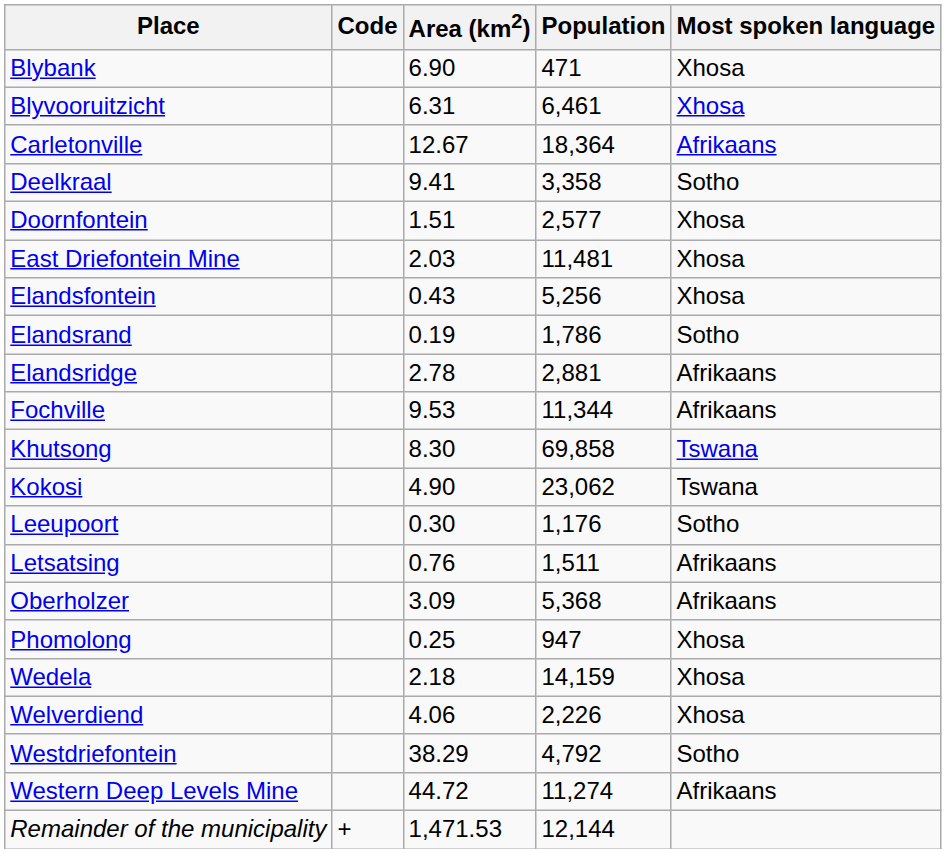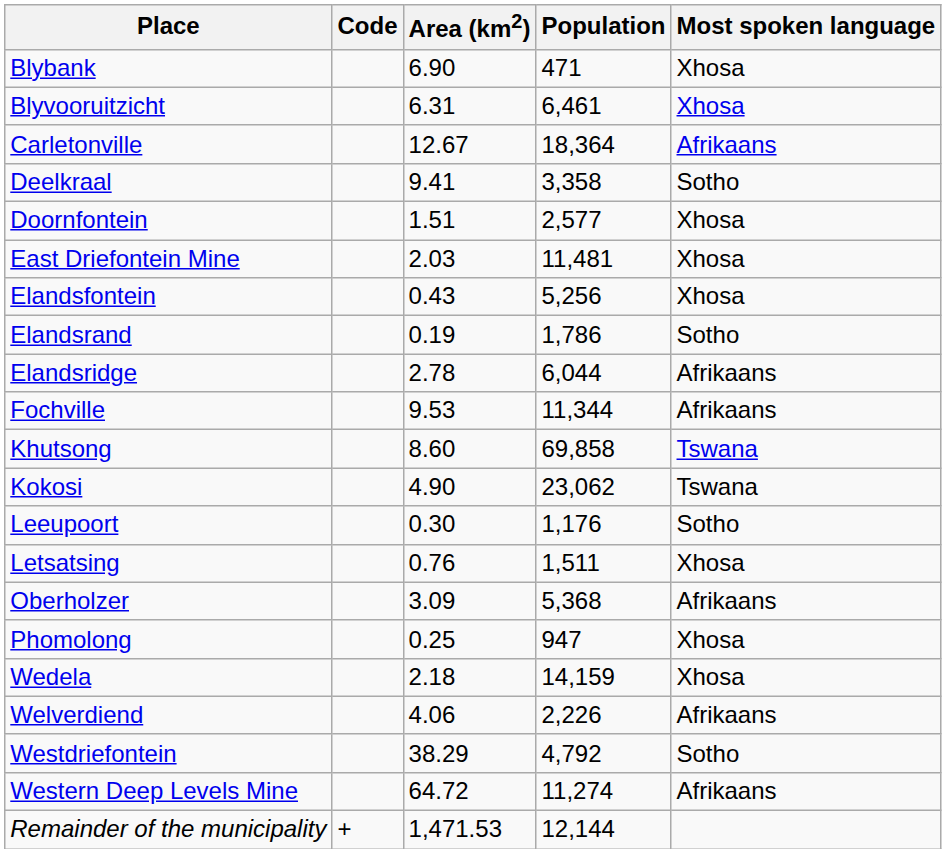(572, 372) 2,881 -> (572, 372) 6,044
(432, 448) 8.30 -> (432, 448) 8.60
(727, 562) Afrikaans -> (711, 562) Xhosa
(711, 715) Xhosa -> (727, 715) Afrikaans
(439, 791) 44.72 -> (439, 791) 64.72
